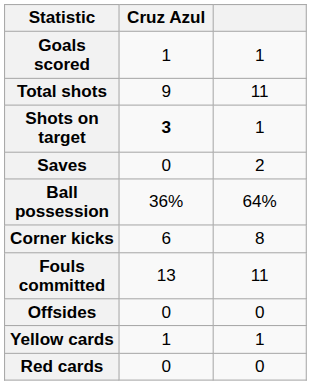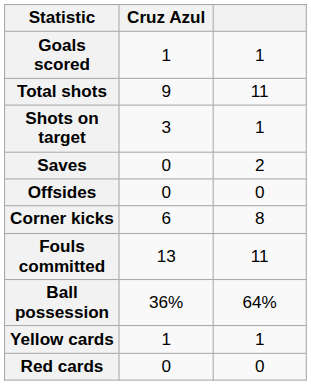(166, 128) bold -> (166, 128) normal
rows swapped: (62, 201) <-> (62, 312)
